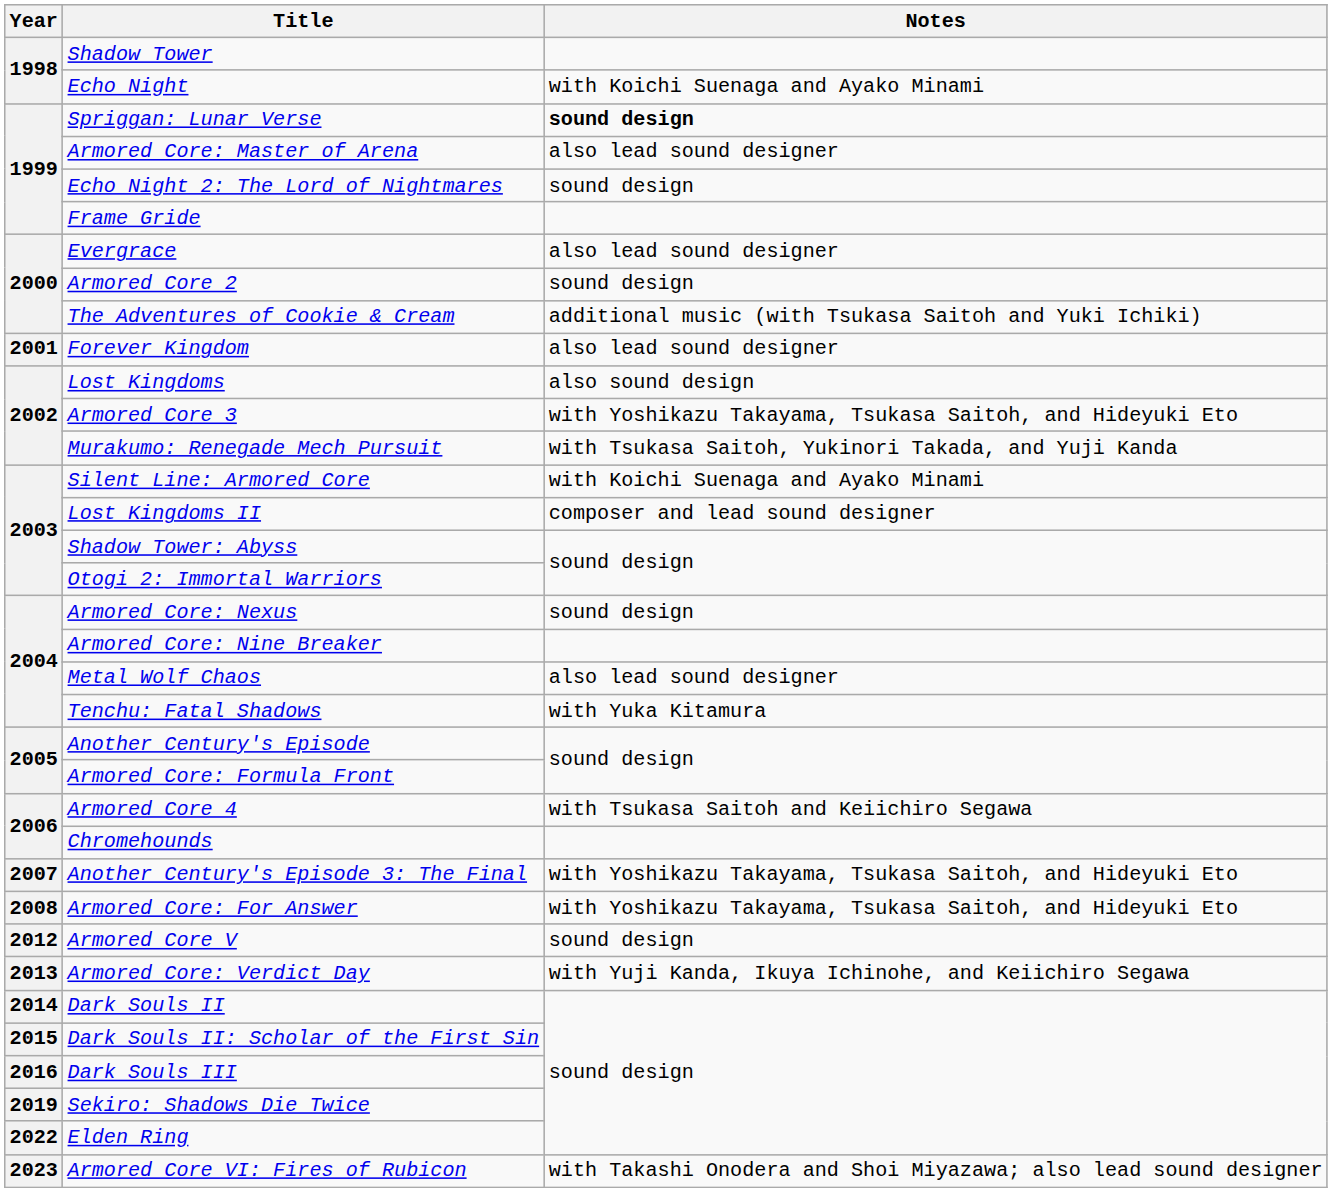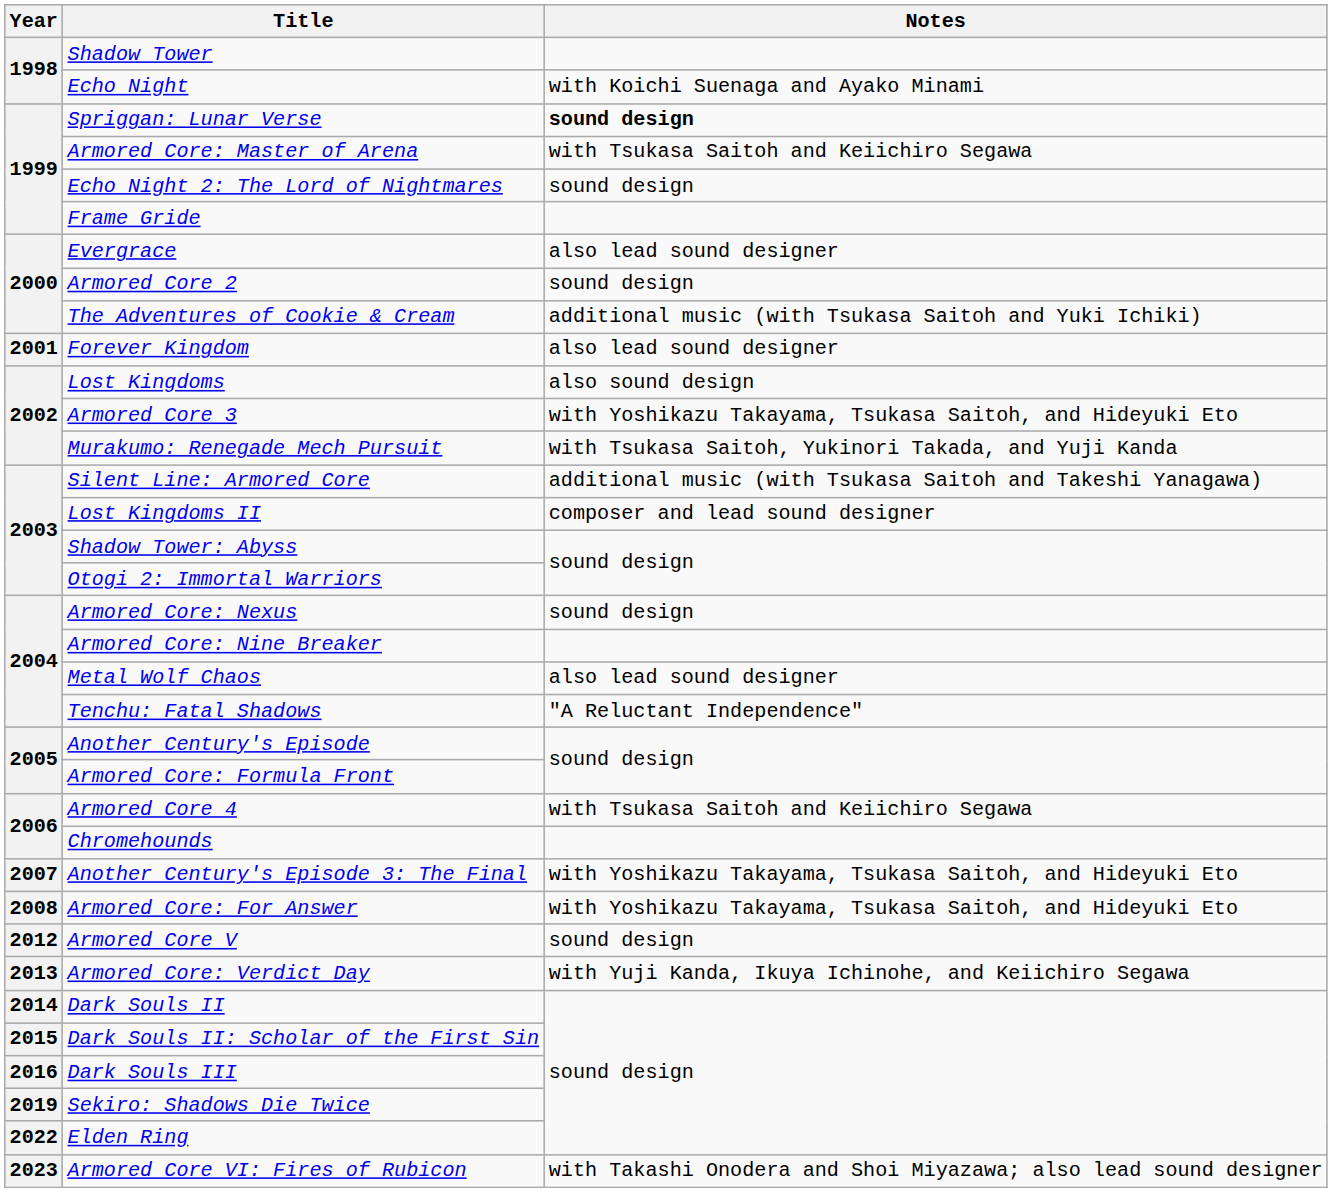(694, 153) also lead sound designer -> (791, 153) with Tsukasa Saitoh and Keiichiro Segawa
(766, 481) with Koichi Suenaga and Ayako Minami -> (905, 481) additional music (with Tsukasa Saitoh and Takeshi Yanagawa)
(658, 711) with Yuka Kitamura -> (706, 711) "A Reluctant Independence"
